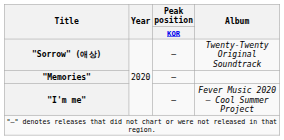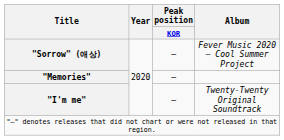(237, 55) Twenty-Twenty Original Soundtrack -> (237, 55) Fever Music 2020 – Cool Summer Project
(237, 100) Fever Music 2020 – Cool Summer Project -> (237, 100) Twenty-Twenty Original Soundtrack
